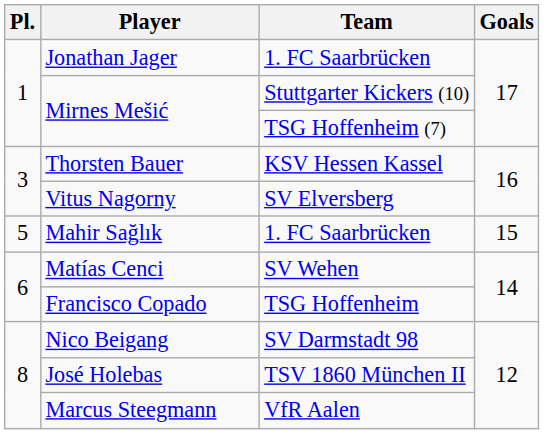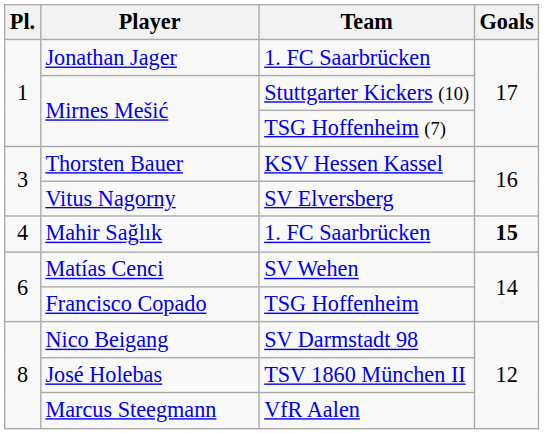(22, 233) 5 -> (22, 233) 4
(507, 233) normal -> (507, 233) bold
